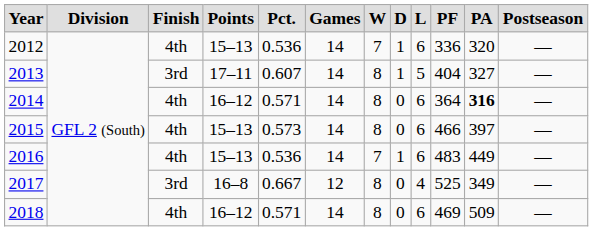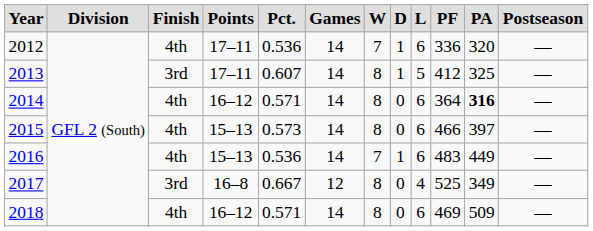(231, 45) 15–13 -> (231, 45) 17–11
(448, 73) 404 -> (448, 73) 412
(482, 73) 327 -> (482, 73) 325
